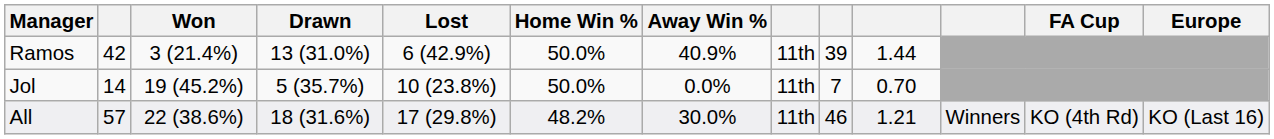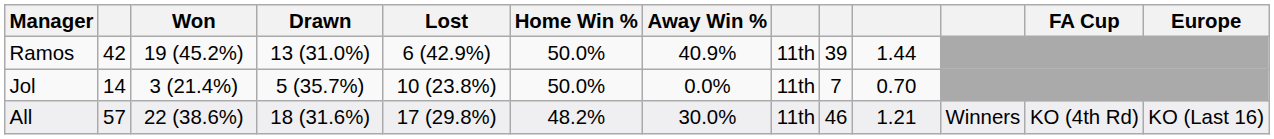(194, 53) 3 (21.4%) -> (194, 53) 19 (45.2%)
(194, 85) 19 (45.2%) -> (194, 85) 3 (21.4%)
